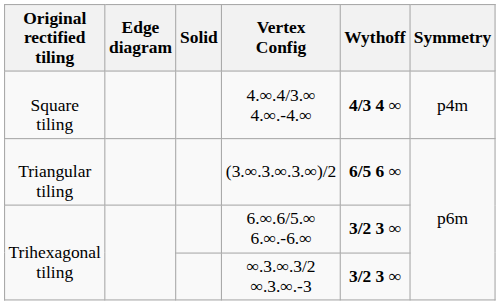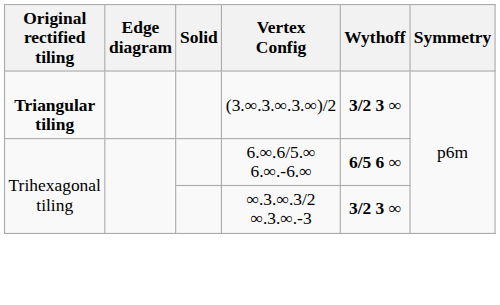- row: (281, 104)
(55, 181) normal -> (55, 114) bold
(375, 171) 6/5 6 ∞ -> (375, 104) 3/2 3 ∞
(375, 228) 3/2 3 ∞ -> (375, 161) 6/5 6 ∞
